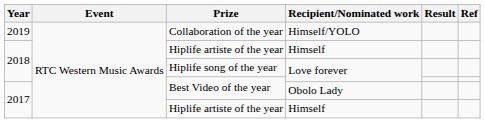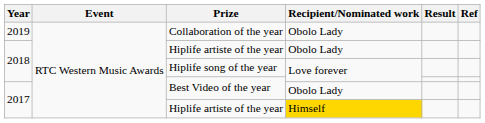(324, 31) Himself/YOLO -> (316, 31) Obolo Lady
(307, 49) Himself -> (316, 49) Obolo Lady
(307, 108) no background -> (307, 108) gold background
